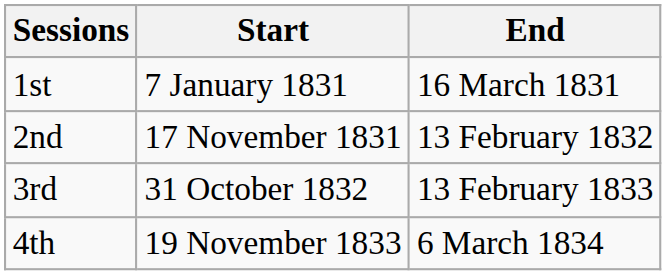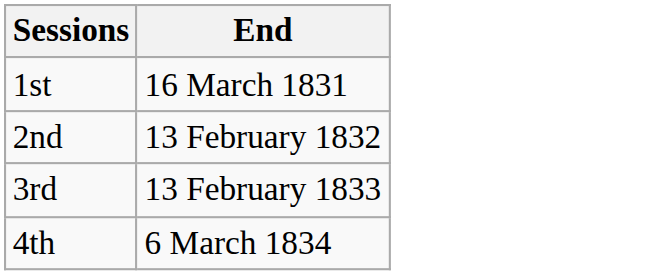- column: (273, 30)
